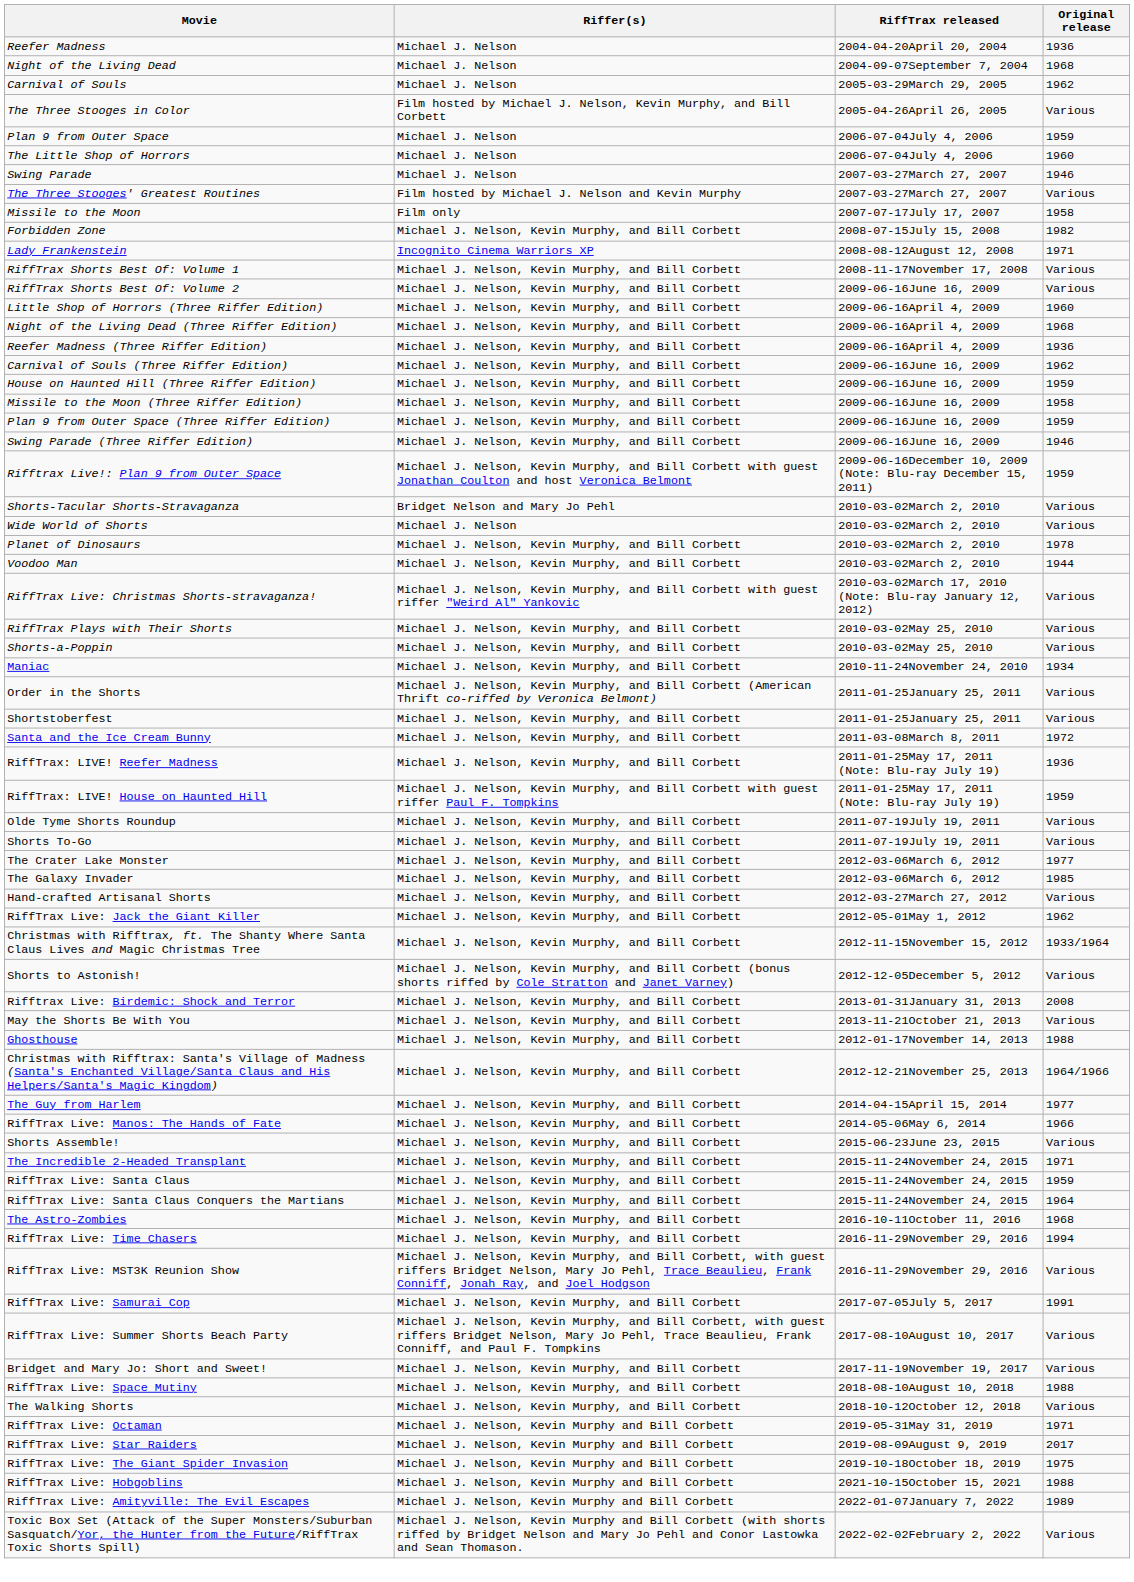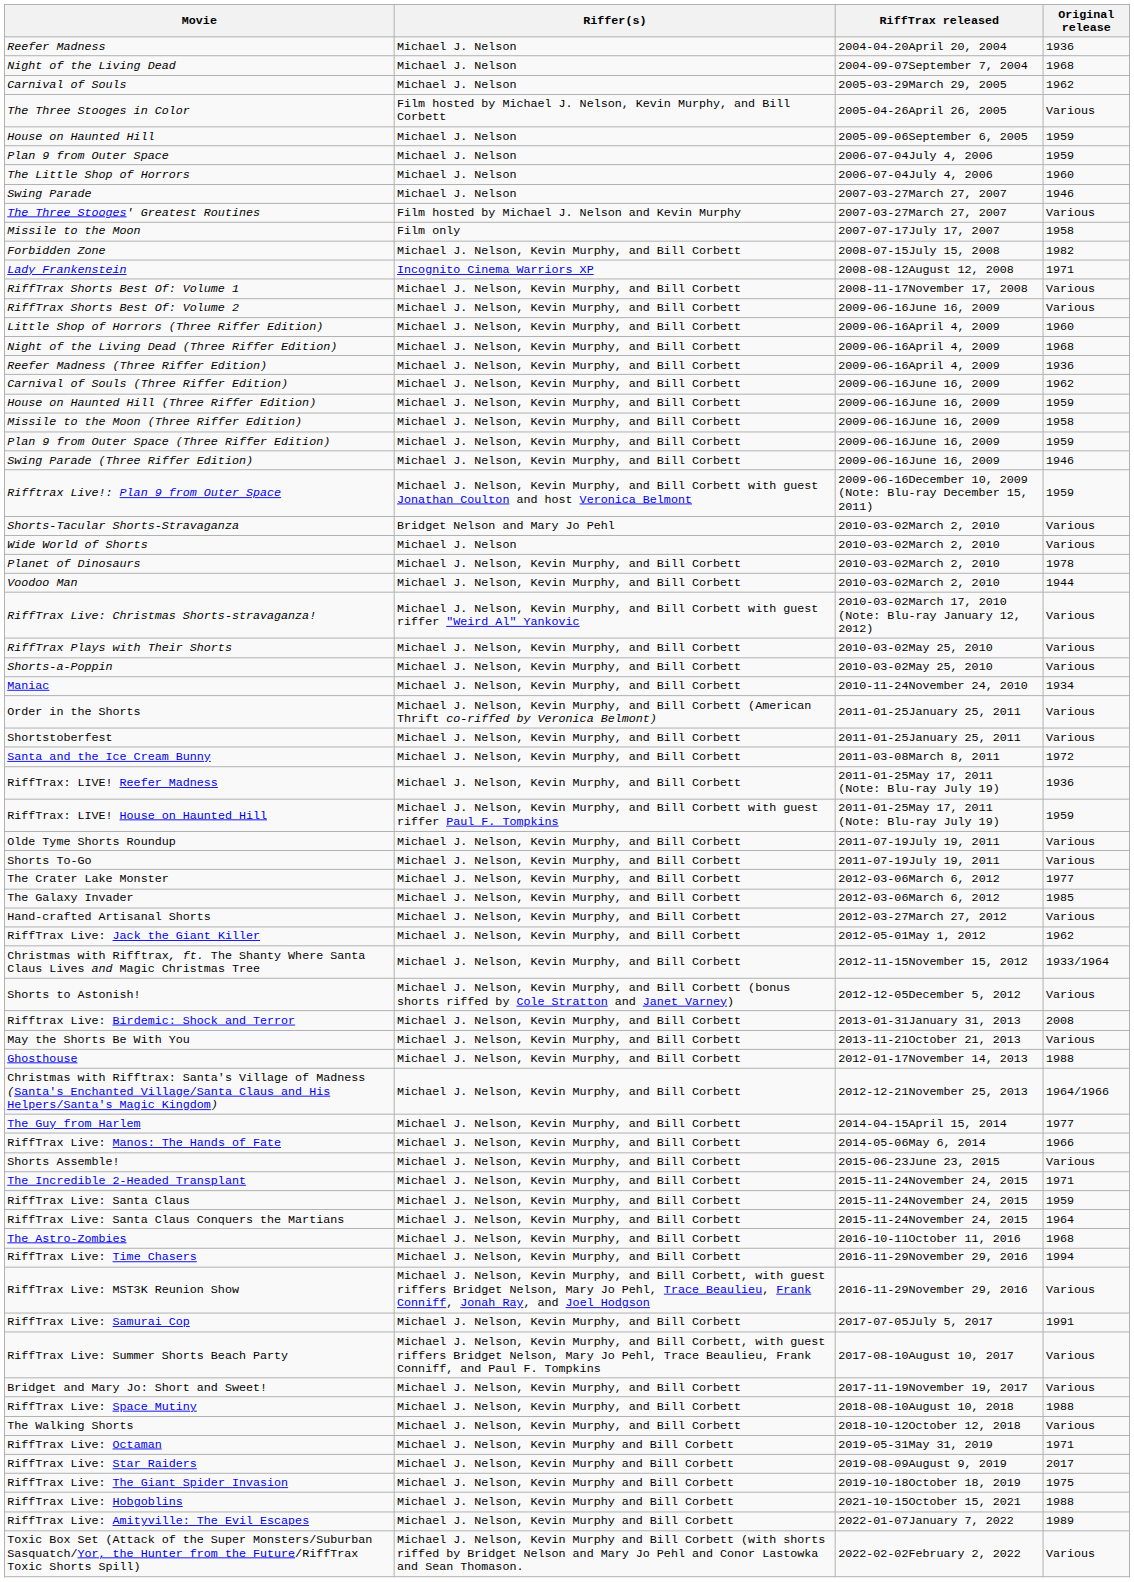+ row: (81, 136)
